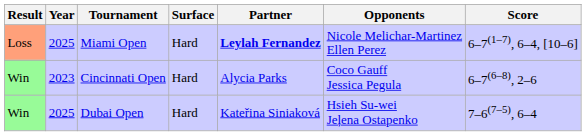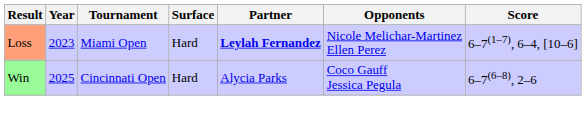(62, 42) 2025 -> (62, 42) 2023
(62, 77) 2023 -> (62, 77) 2025
- row: (112, 112)
